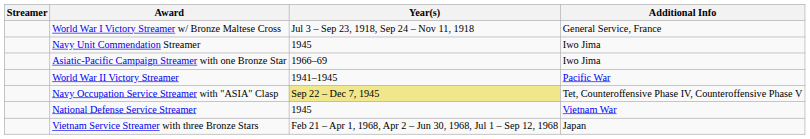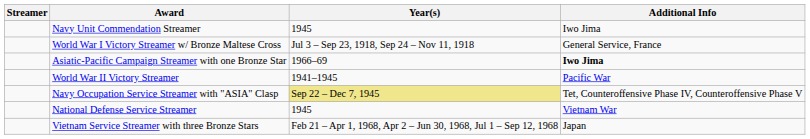rows swapped: (126, 45) <-> (167, 28)
(582, 61) normal -> (583, 61) bold
